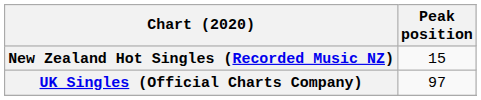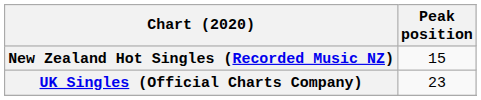(437, 83) 97 -> (437, 83) 23
